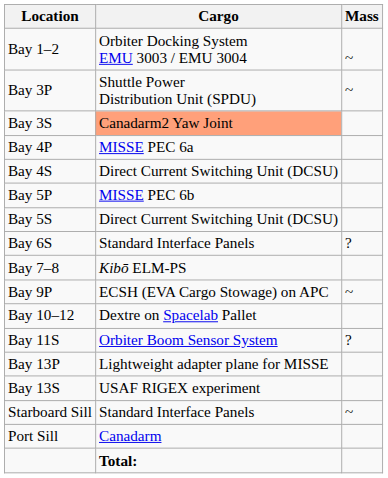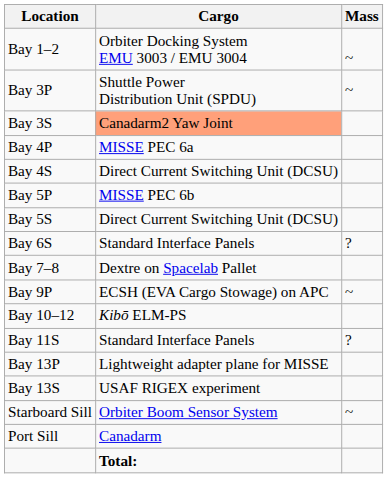(143, 267) Kibō ELM-PS -> (178, 267) Dextre on Spacelab Pallet
(178, 315) Dextre on Spacelab Pallet -> (143, 315) Kibō ELM-PS
(188, 340) Orbiter Boom Sensor System -> (177, 340) Standard Interface Panels
(177, 412) Standard Interface Panels -> (188, 412) Orbiter Boom Sensor System
